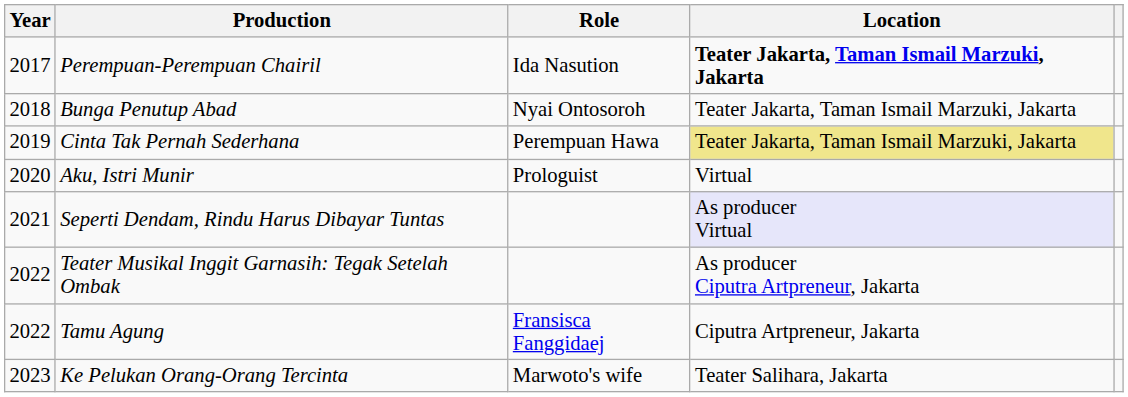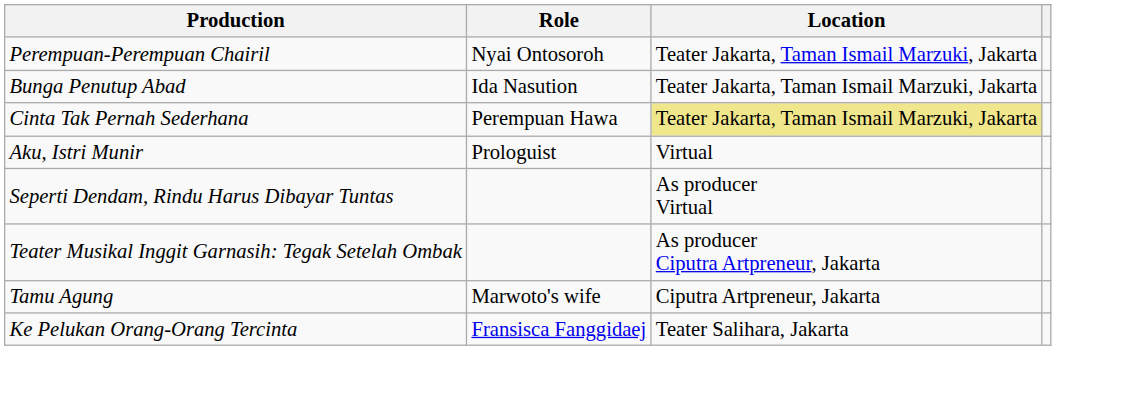- column: (30, 20)
(566, 65) Ida Nasution -> (538, 53) Nyai Ontosoroh
(869, 65) bold -> (846, 53) normal
(579, 109) Nyai Ontosoroh -> (524, 86) Ida Nasution
(746, 219) lavender background -> (707, 196) no background
(559, 331) Fransisca Fanggidaej -> (536, 296) Marwoto's wife
(577, 375) Marwoto's wife -> (559, 329) Fransisca Fanggidaej
